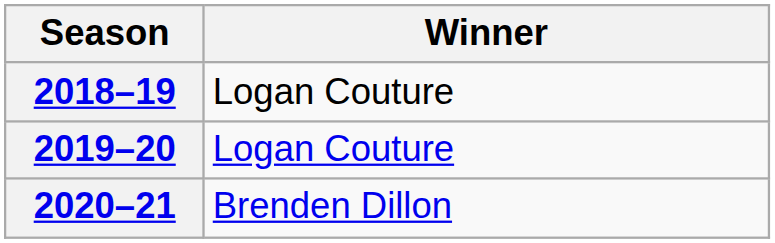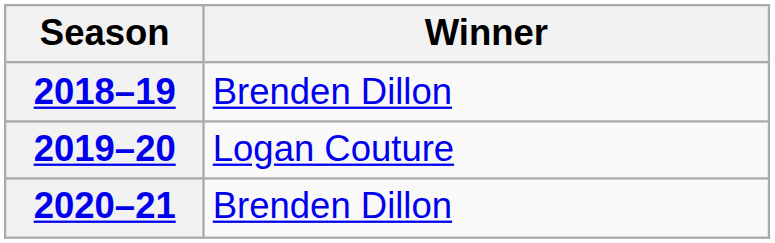(333, 91) Logan Couture -> (332, 91) Brenden Dillon
